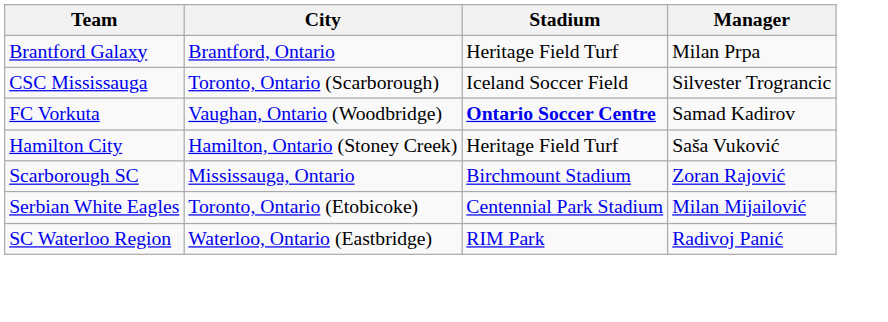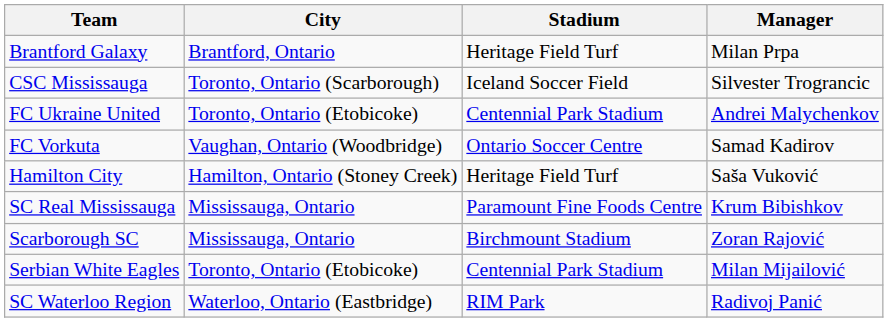+ row: (85, 113)
(561, 113) bold -> (554, 144) normal
+ row: (92, 207)
